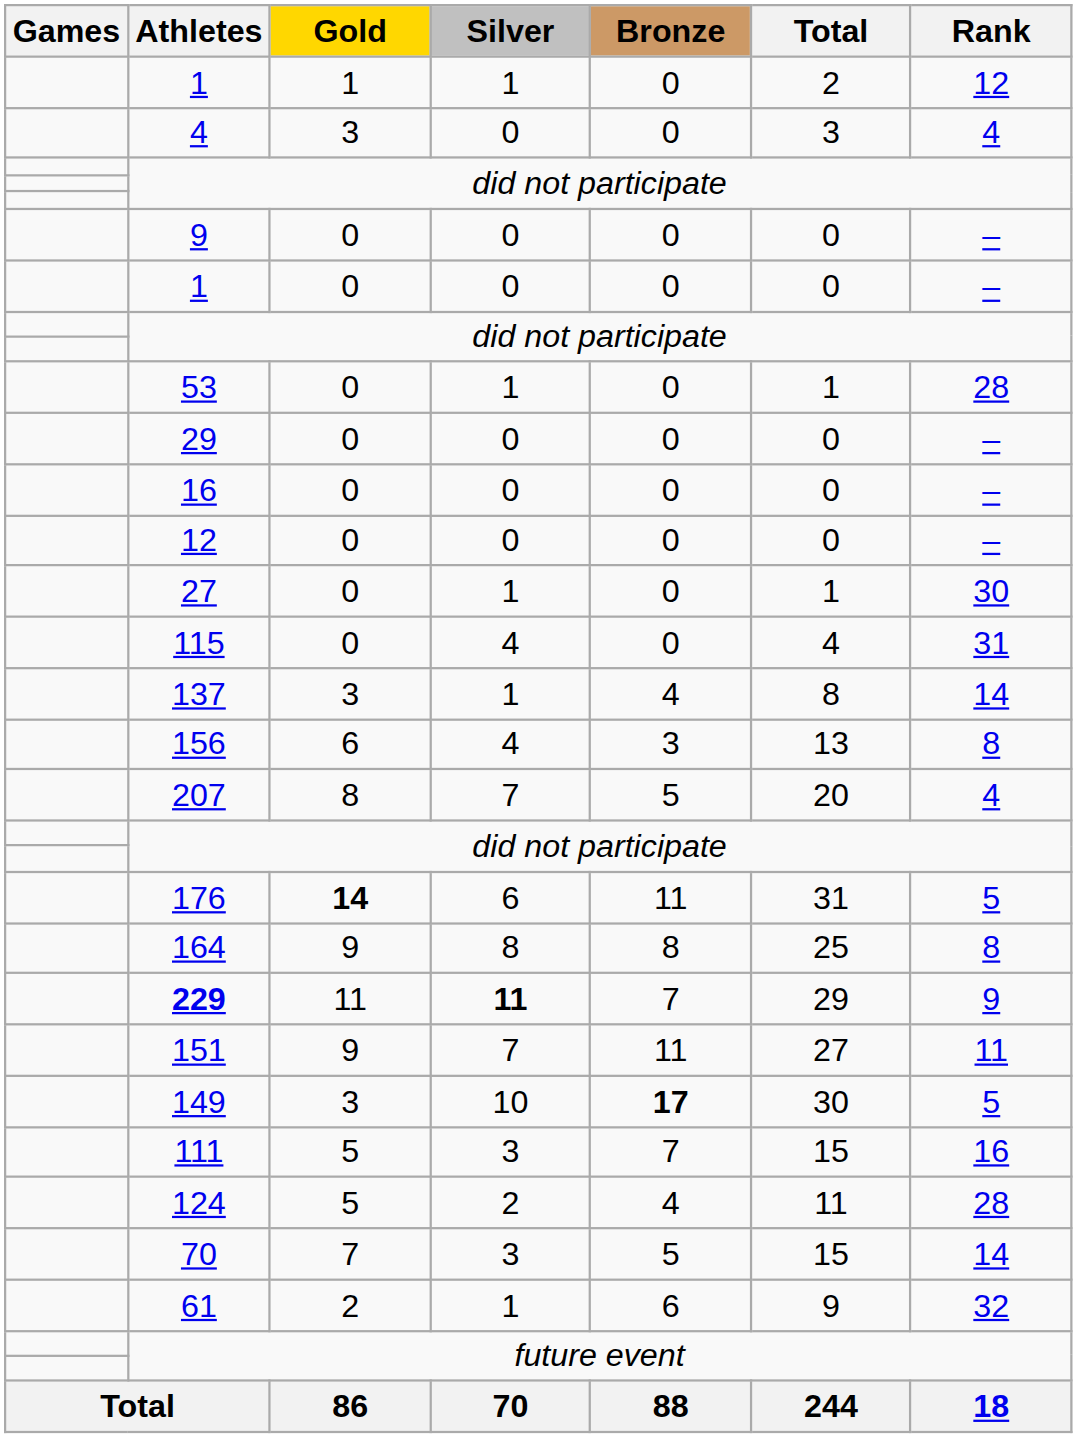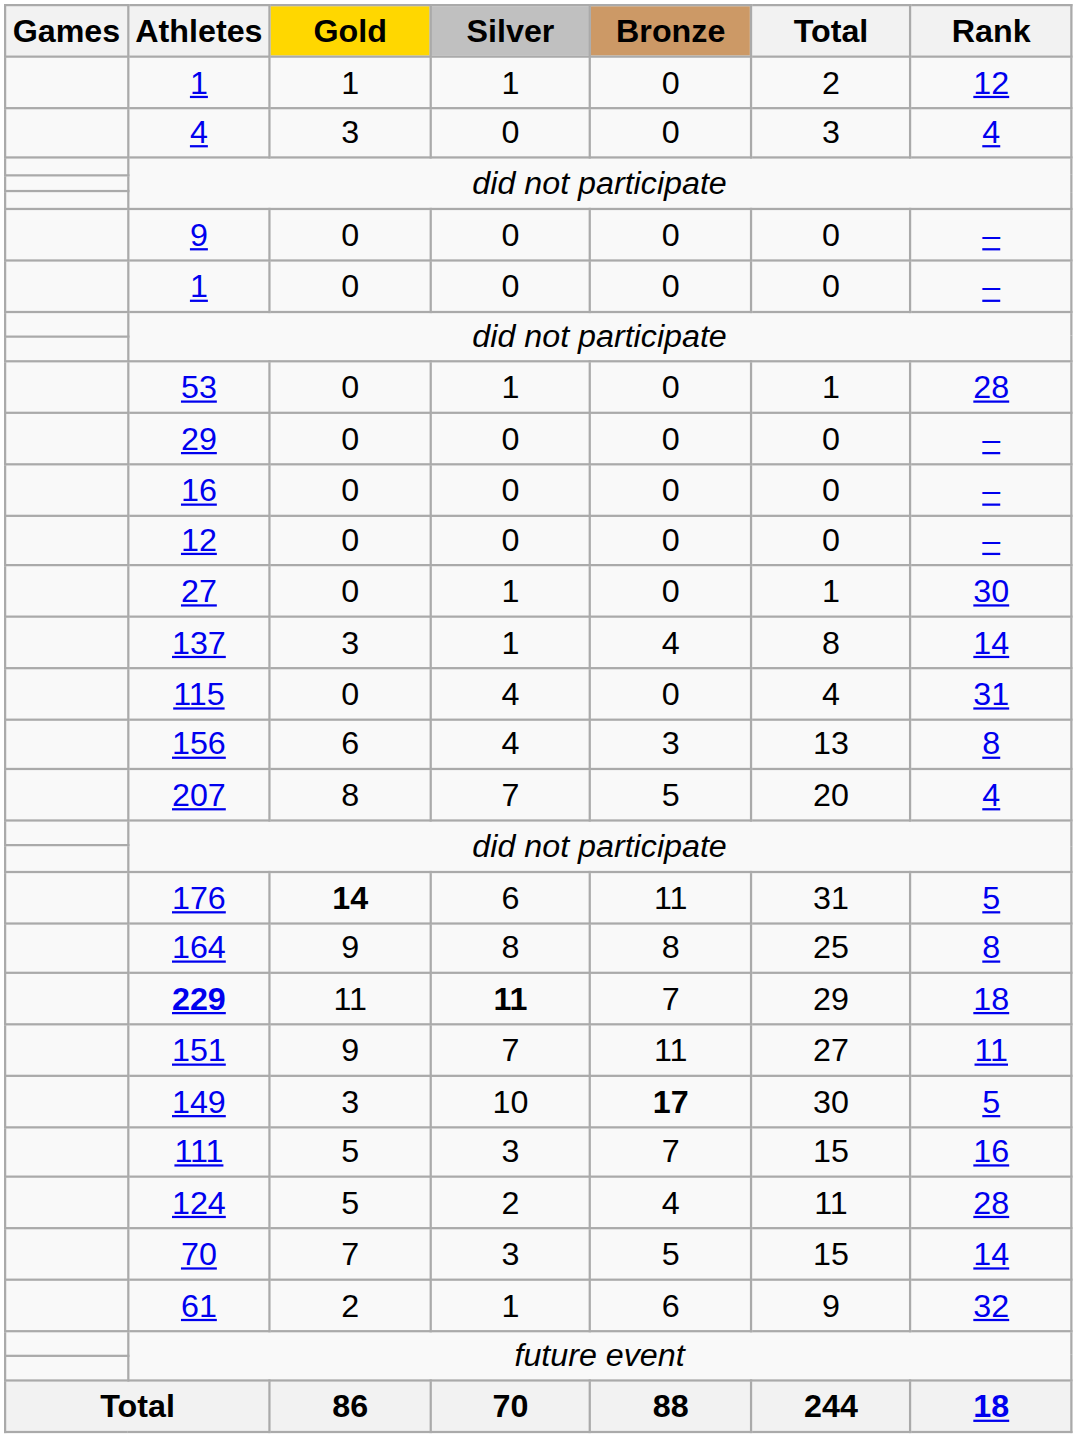rows swapped: (199, 643) <-> (199, 693)
(991, 999) 9 -> (991, 999) 18
